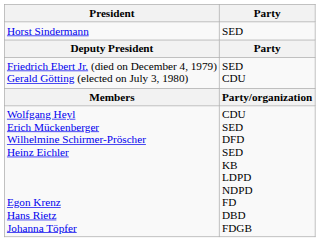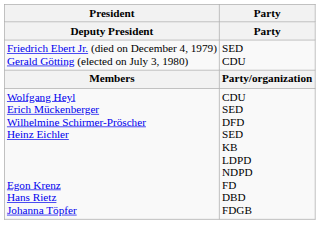- row: (48, 31)
